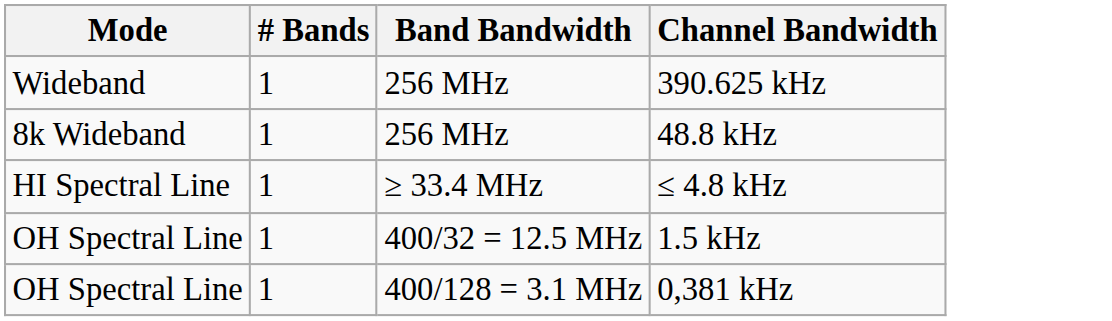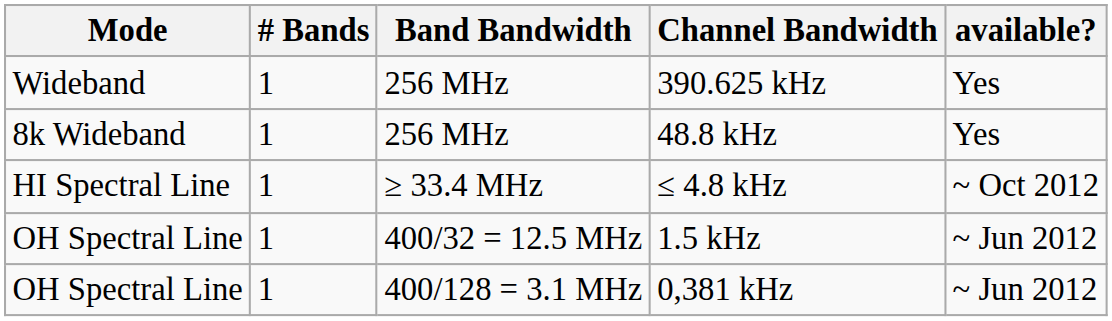+ column: (1026, 30)
